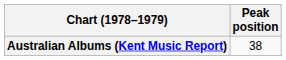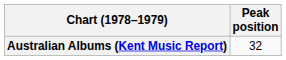(256, 45) 38 -> (256, 45) 32
